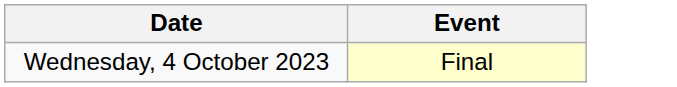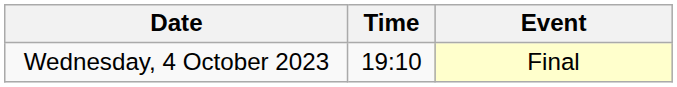+ column: (391, 23)
